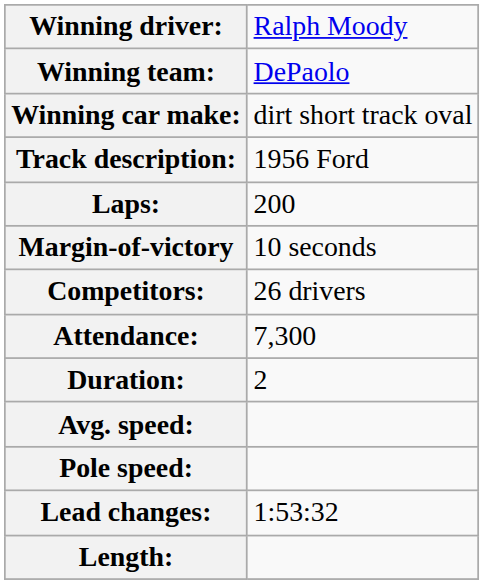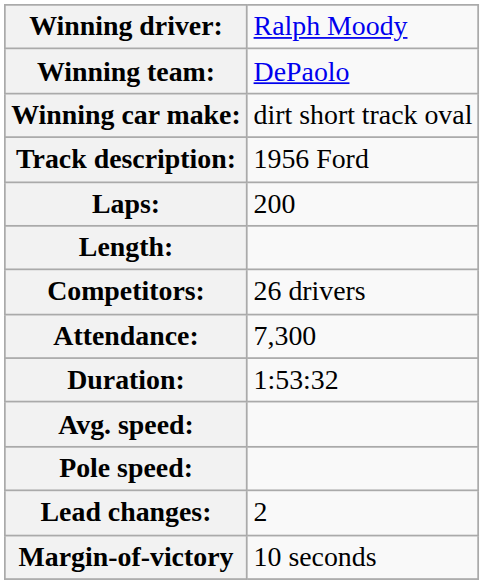rows swapped: (126, 556) <-> (126, 247)
(261, 379) 2 -> (296, 379) 1:53:32
(296, 512) 1:53:32 -> (261, 512) 2
